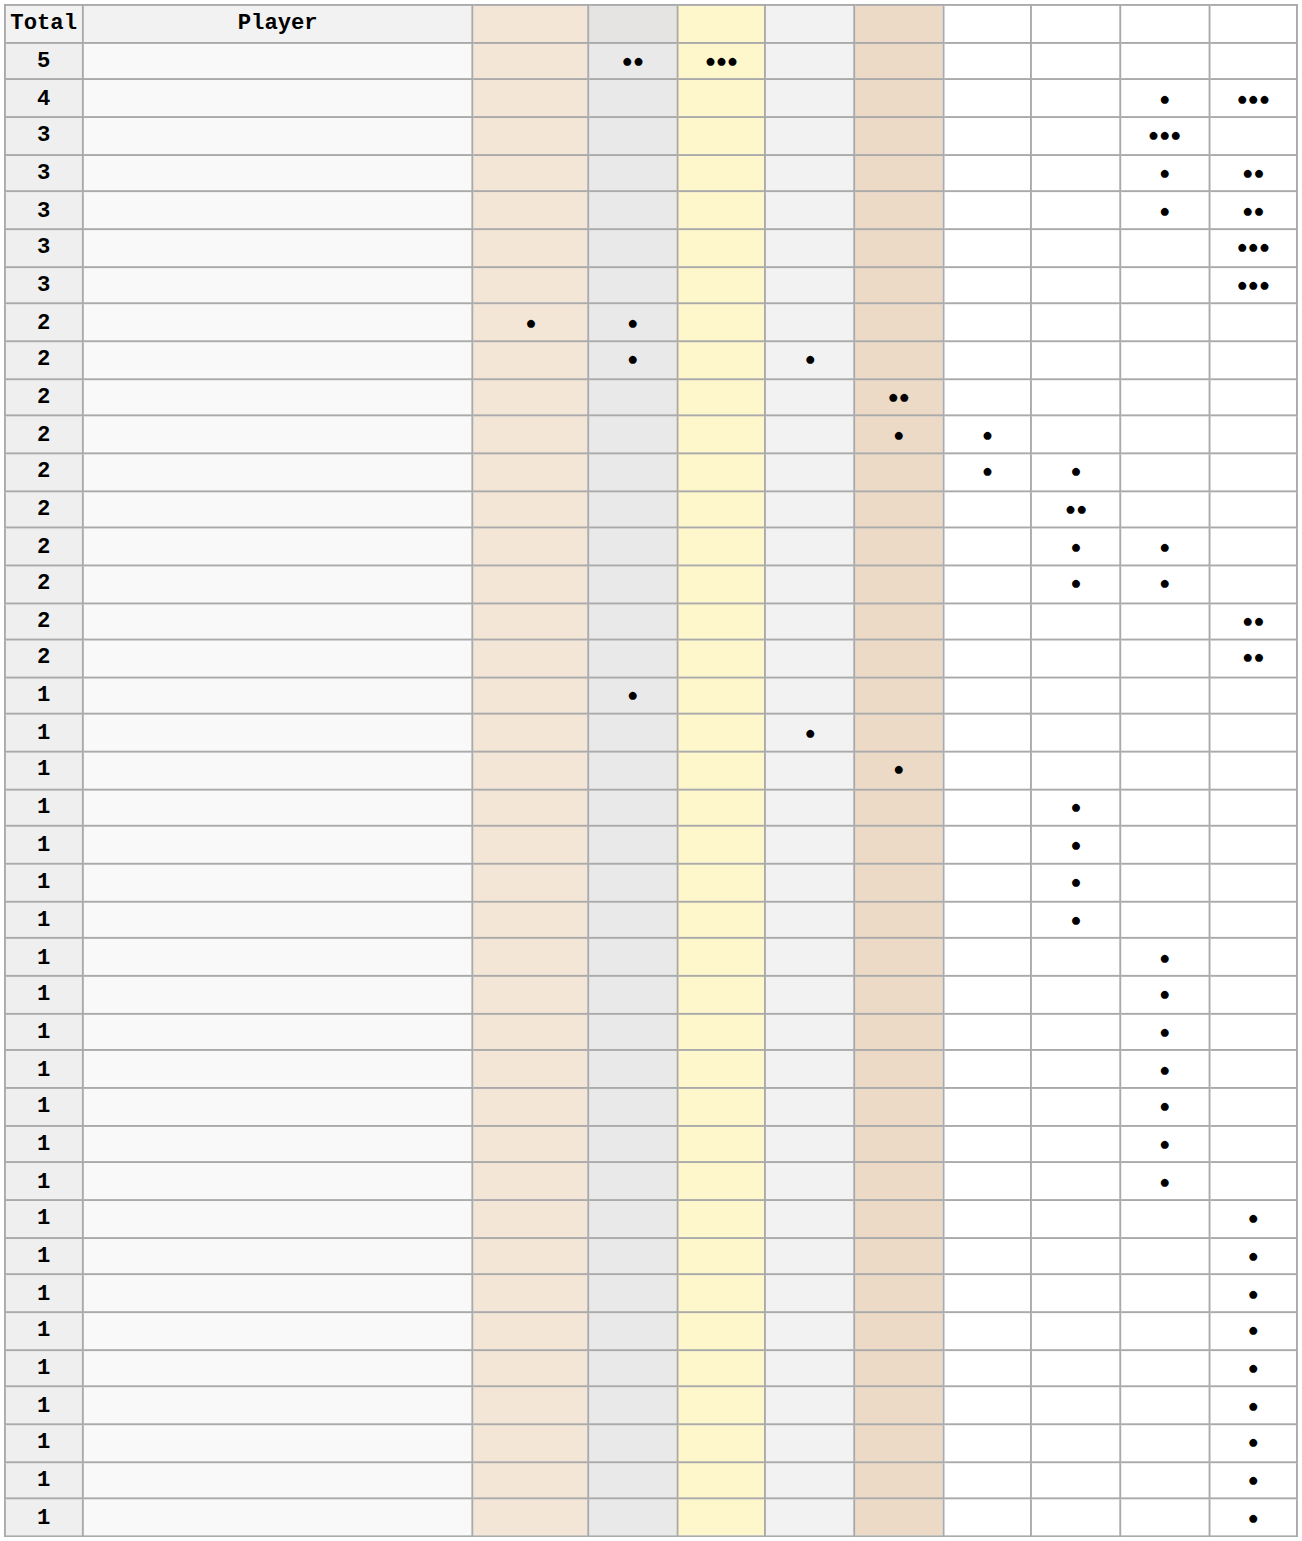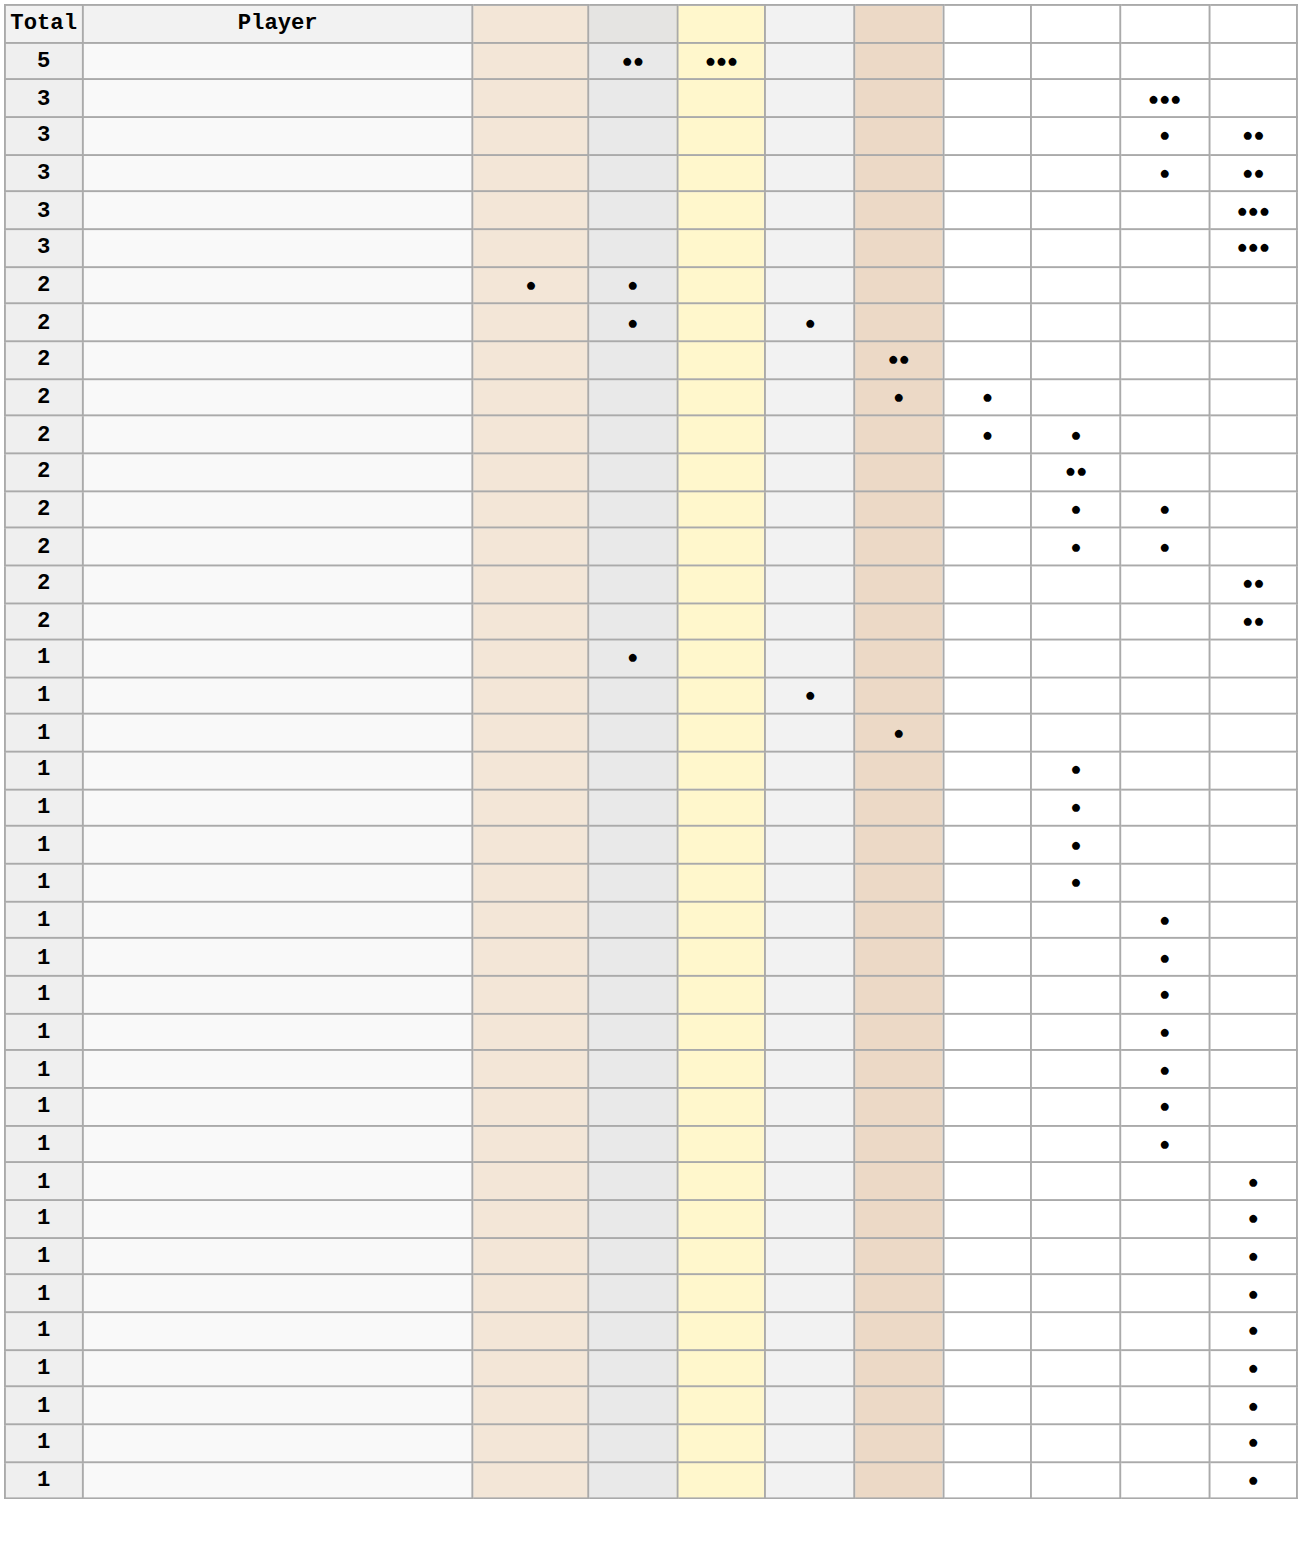- row: (44, 98)
